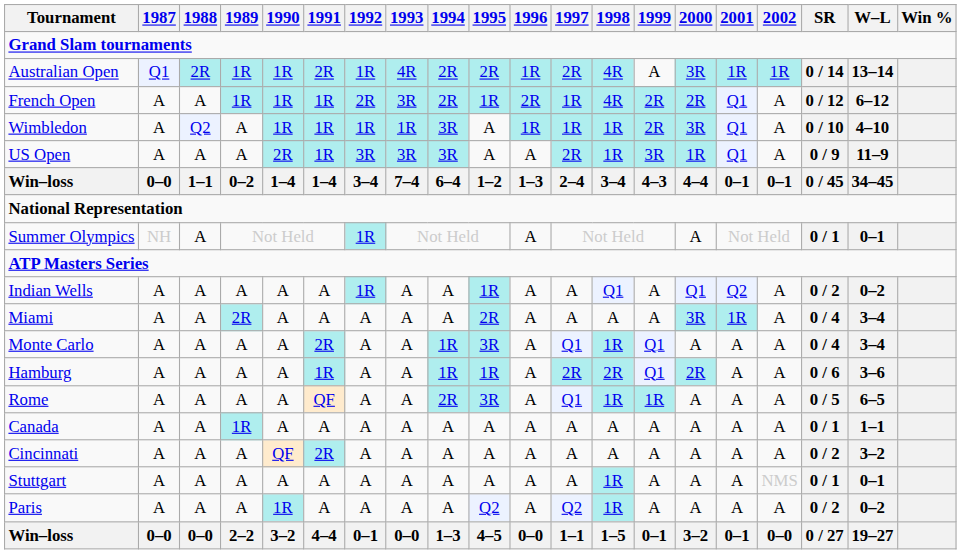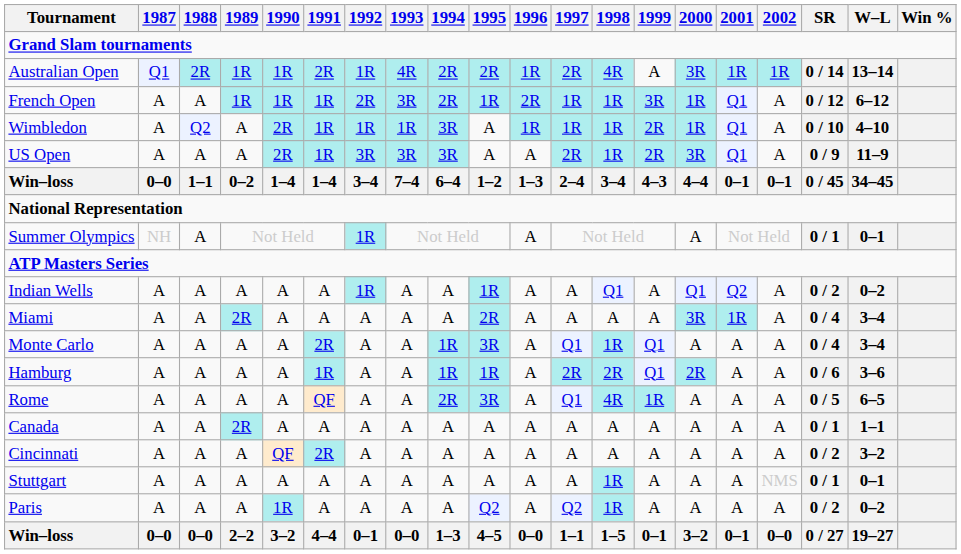(613, 99) 4R -> (613, 99) 1R
(654, 99) 2R -> (654, 99) 3R
(696, 99) 2R -> (696, 99) 1R
(283, 126) 1R -> (283, 126) 2R
(696, 126) 3R -> (696, 126) 1R
(654, 153) 3R -> (654, 153) 2R
(696, 153) 1R -> (696, 153) 3R
(613, 398) 1R -> (613, 398) 4R
(242, 425) 1R -> (242, 425) 2R
